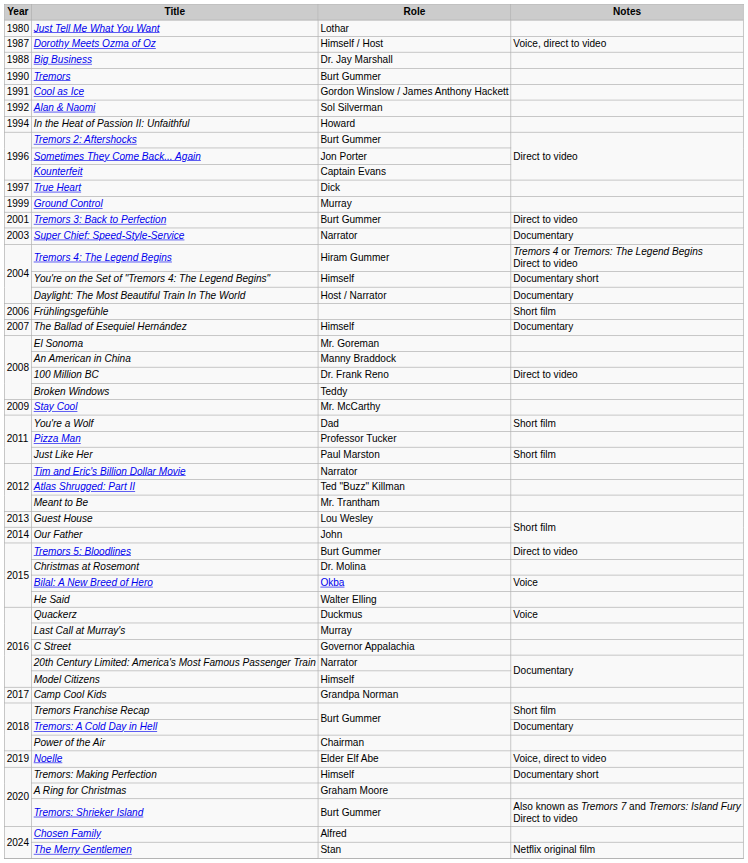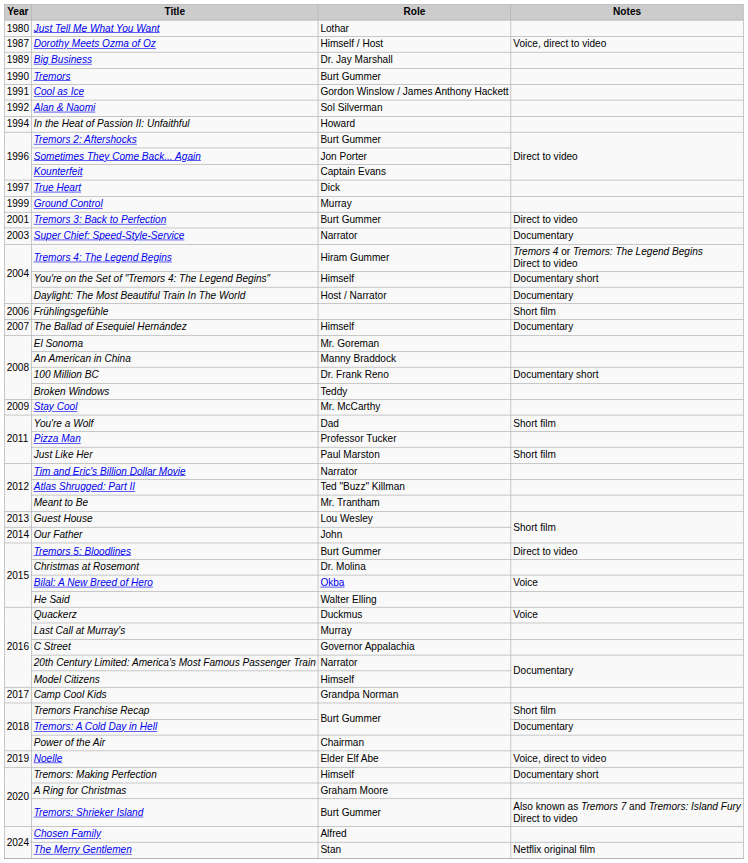(18, 60) 1988 -> (18, 60) 1989
(545, 375) Direct to video -> (556, 375) Documentary short
